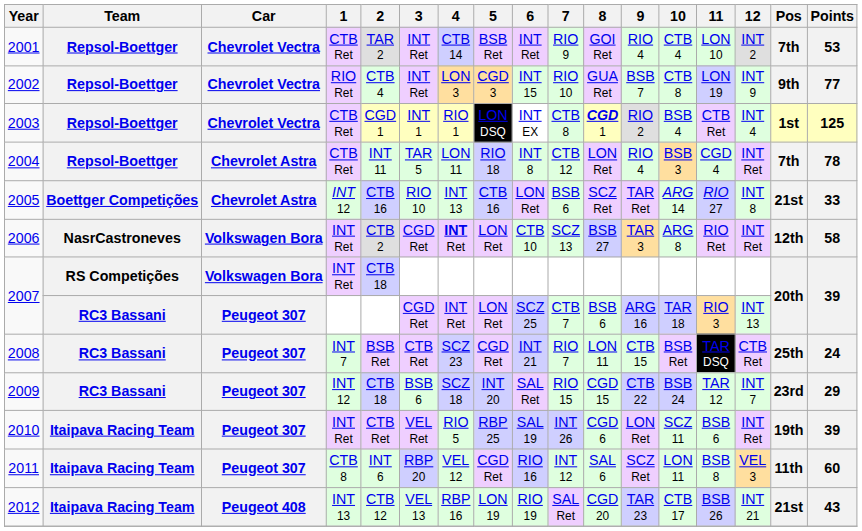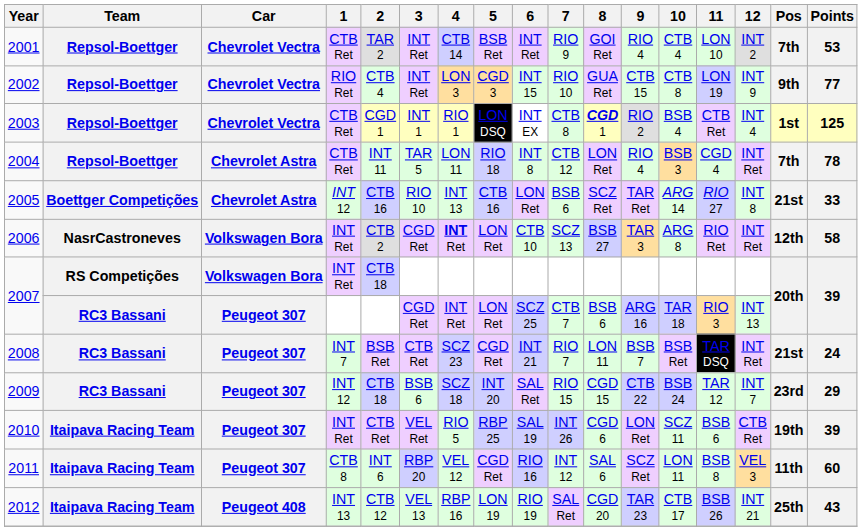(640, 85) BSB 7 -> (640, 85) CTB 15
(640, 353) CTB 15 -> (640, 353) BSB 7
(753, 353) CTB Ret -> (753, 353) INT Ret
(789, 353) 25th -> (789, 353) 21st
(753, 430) INT Ret -> (753, 430) CTB Ret
(789, 507) 21st -> (789, 507) 25th
